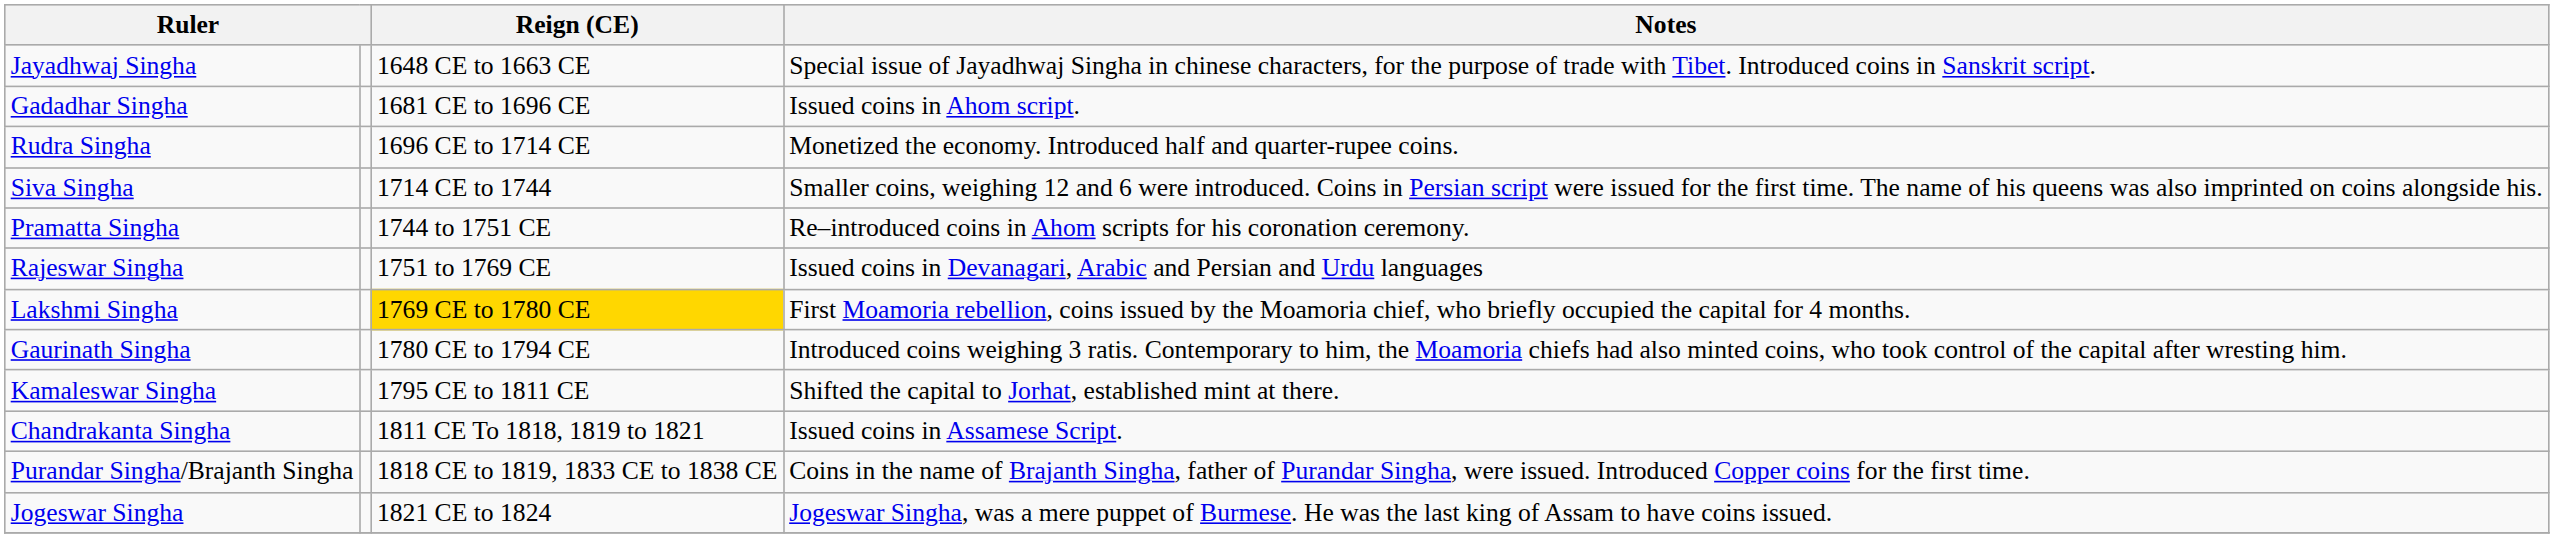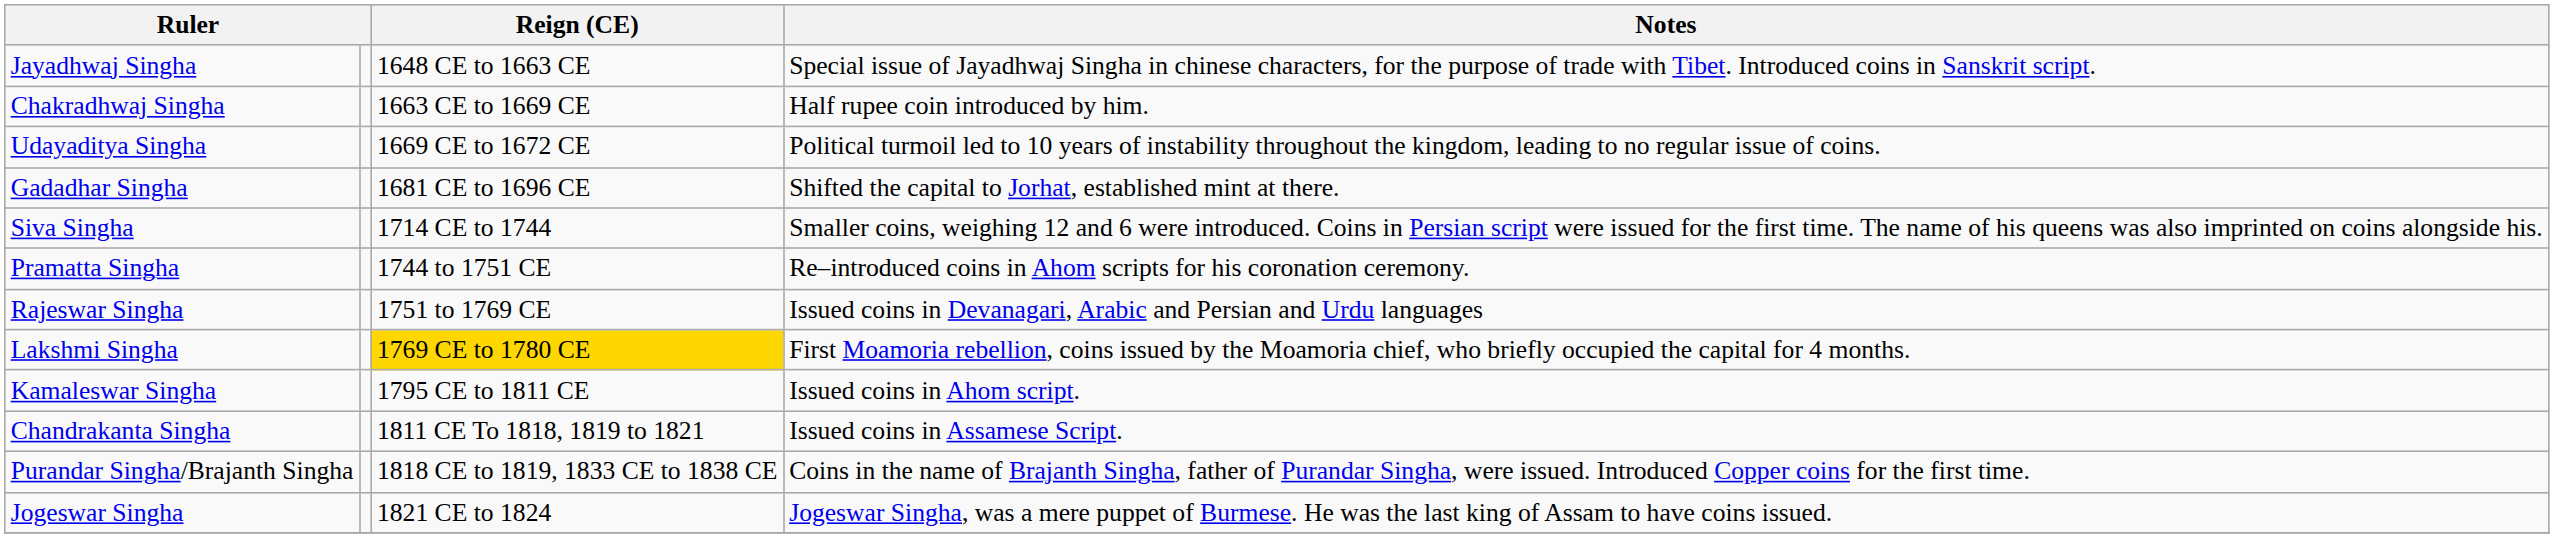+ row: (118, 106)
+ row: (108, 146)
(935, 106) Issued coins in Ahom script. -> (1064, 187) Shifted the capital to Jorhat, established mint at there.
- row: (81, 146)
- row: (101, 349)
(1064, 390) Shifted the capital to Jorhat, established mint at there. -> (935, 390) Issued coins in Ahom script.
